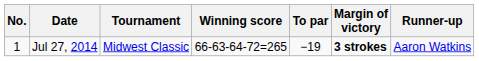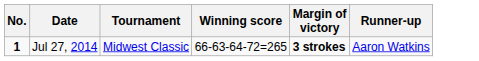- column: (311, 21)
(17, 47) normal -> (17, 47) bold
